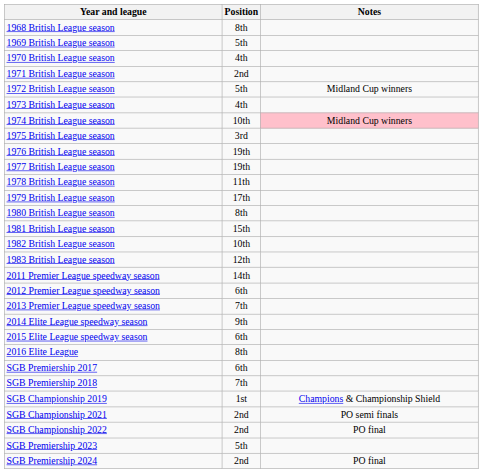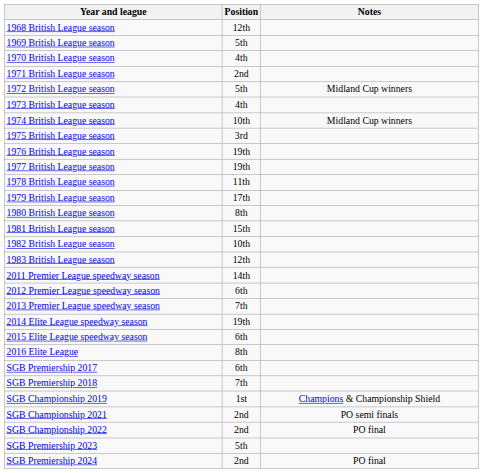(241, 27) 8th -> (241, 27) 12th
(369, 120) pink background -> (369, 120) no background
(241, 321) 9th -> (241, 321) 19th
